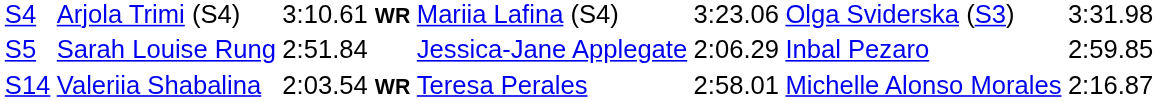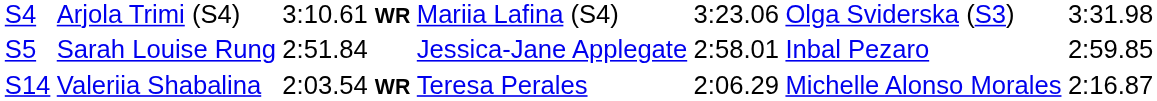(736, 50) 2:06.29 -> (736, 50) 2:58.01
(736, 85) 2:58.01 -> (736, 85) 2:06.29
